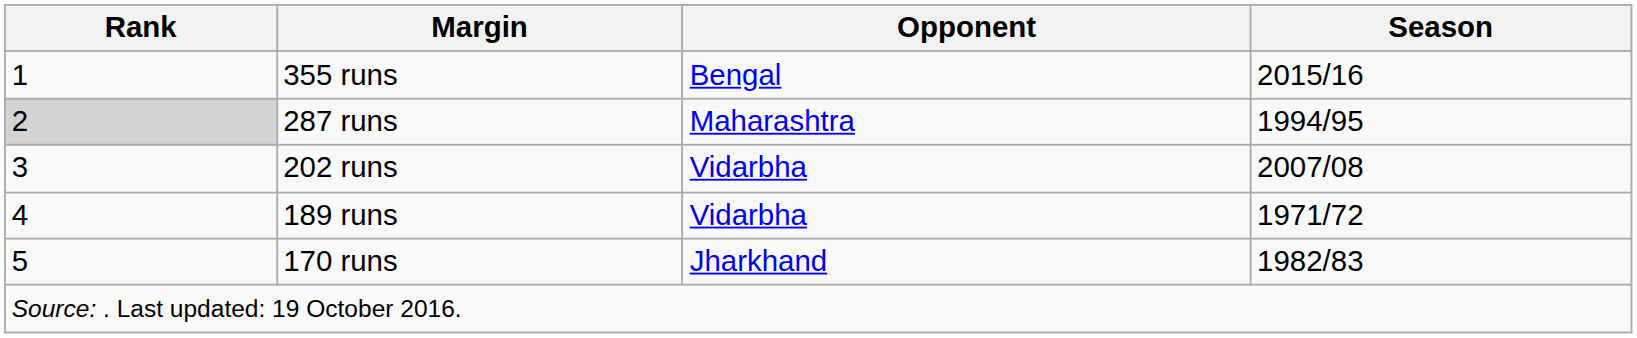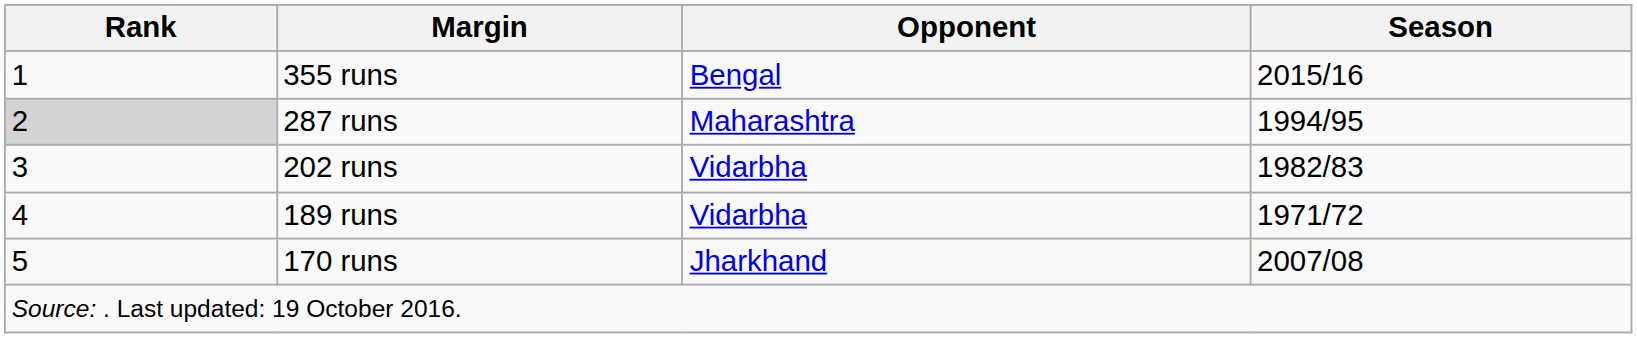(1310, 167) 2007/08 -> (1310, 167) 1982/83
(1310, 261) 1982/83 -> (1310, 261) 2007/08
